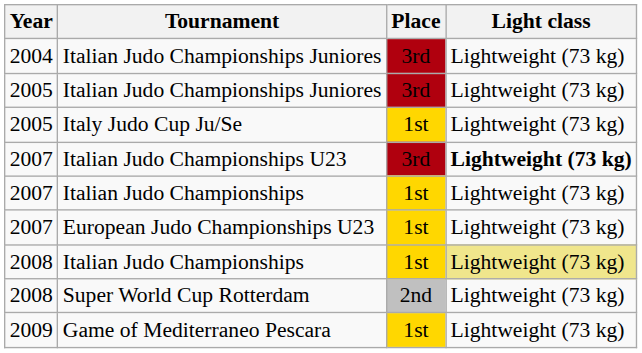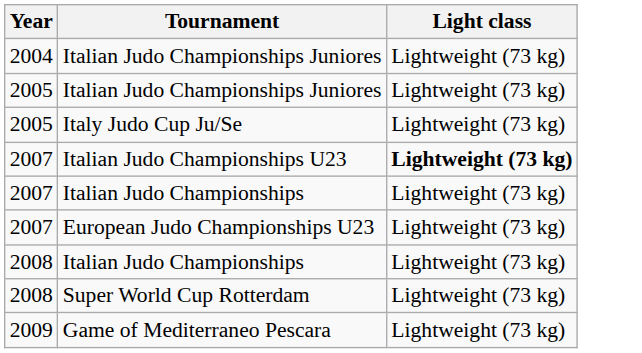- column: (416, 21)
(537, 261) khaki background -> (478, 261) no background
